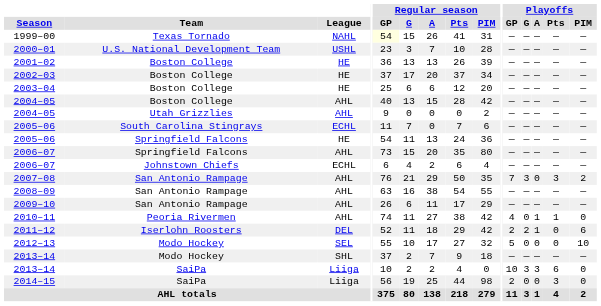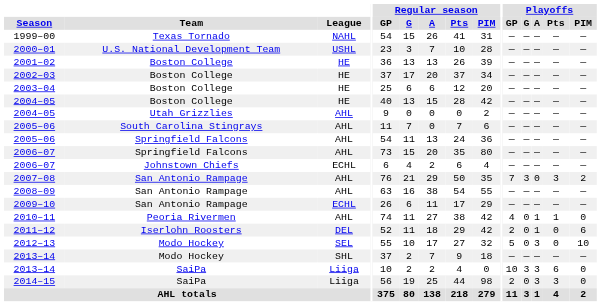(386, 36) lightyellow background -> (386, 36) no background
(344, 101) AHL -> (344, 101) HE
(344, 127) ECHL -> (344, 127) AHL
(344, 140) HE -> (344, 140) AHL
(344, 204) AHL -> (344, 204) ECHL
(526, 230) 2 -> (526, 230) 0
(537, 243) 0 -> (537, 243) 3
(537, 282) 0 -> (537, 282) 3
